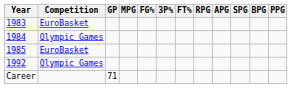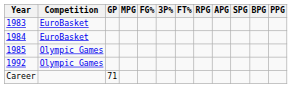(72, 38) Olympic Games -> (64, 38) EuroBasket
(64, 51) EuroBasket -> (72, 51) Olympic Games
